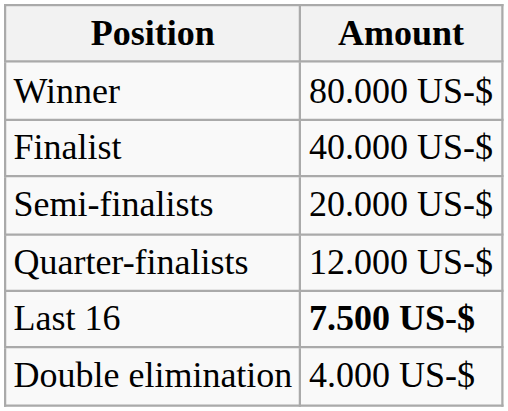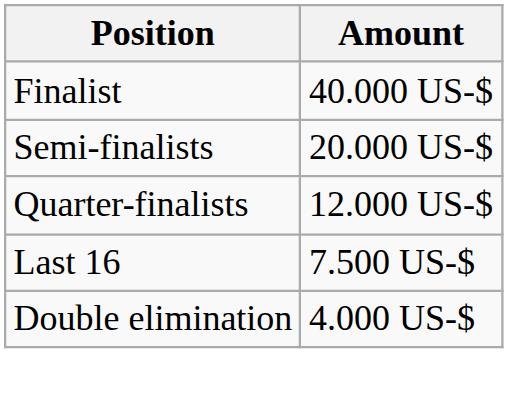- row: (67, 90)
(392, 318) bold -> (392, 261) normal
